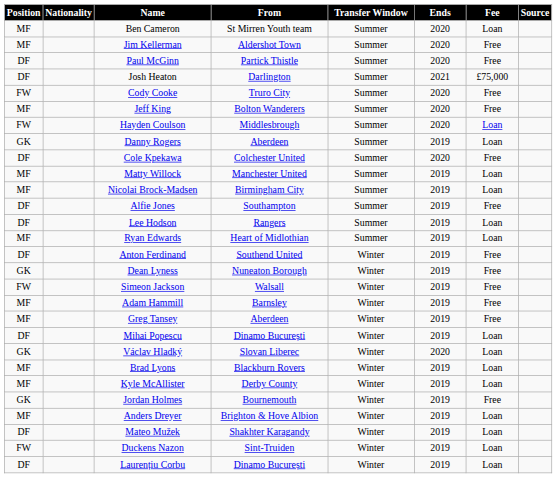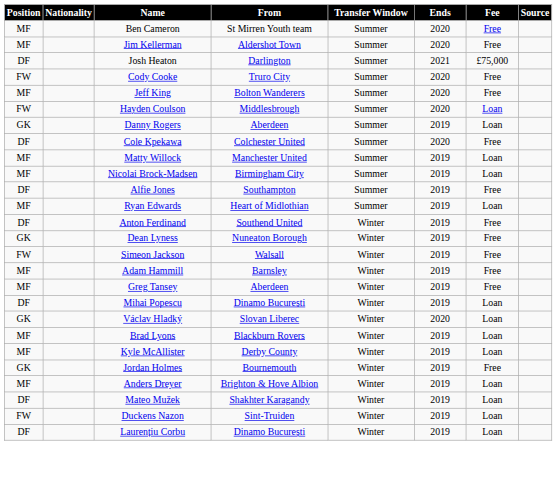(492, 29) Loan -> (492, 29) Free
- row: (153, 61)
- row: (153, 222)
